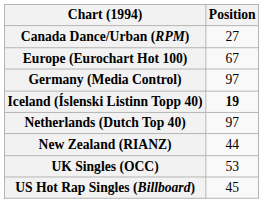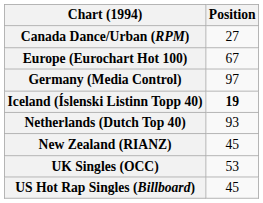(232, 123) 97 -> (232, 123) 93
(232, 144) 44 -> (232, 144) 45
